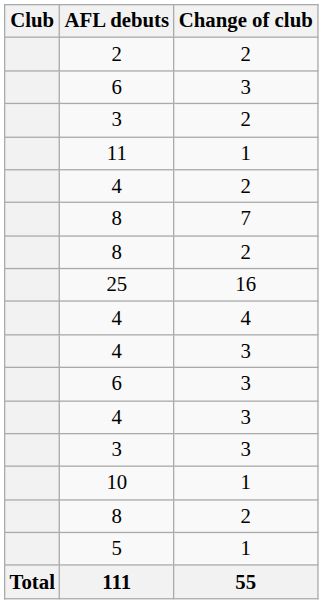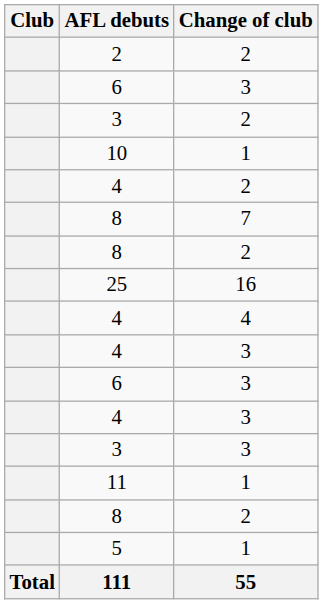rows swapped: (117, 482) <-> (117, 152)
